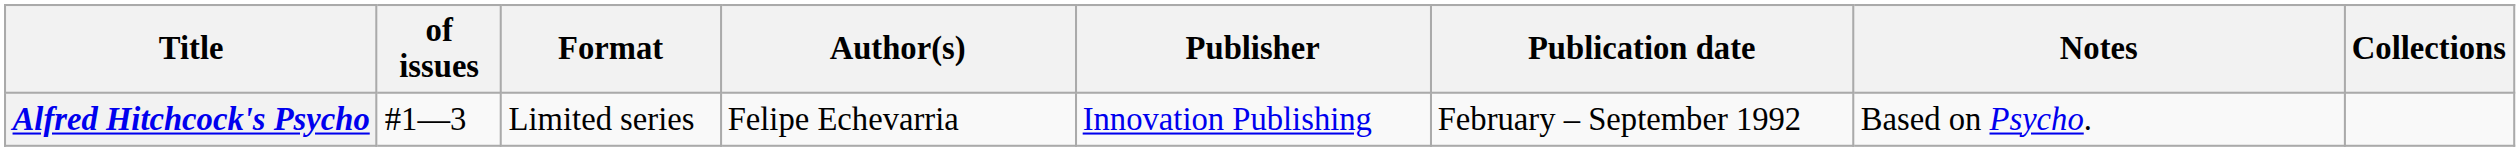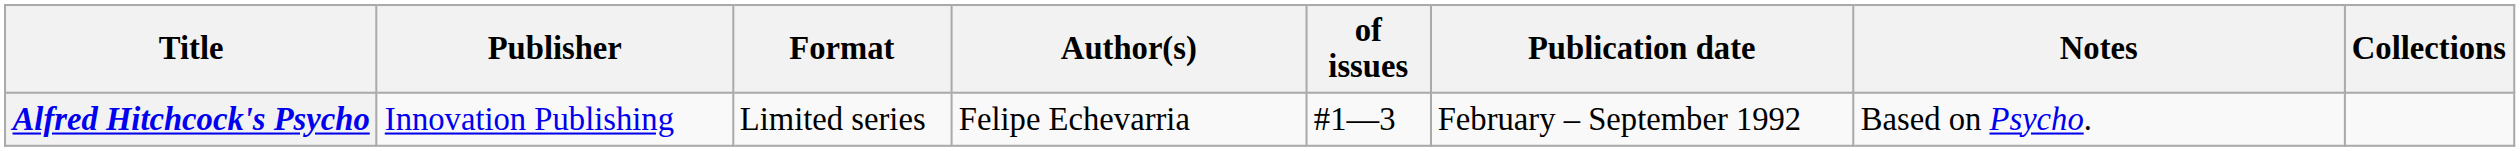columns swapped: (439, 48) <-> (1253, 48)
